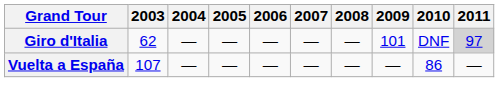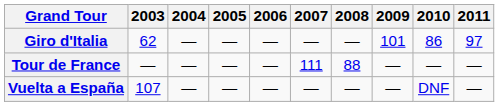(434, 40) DNF -> (434, 40) 86
(474, 40) lightgrey background -> (474, 40) no background
+ row: (66, 64)
(434, 64) 86 -> (434, 88) DNF
